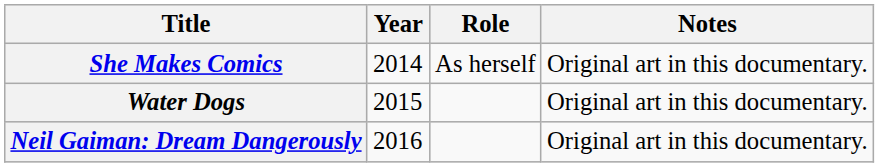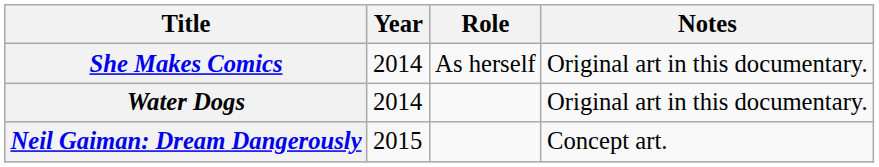(398, 102) 2015 -> (398, 102) 2014
(398, 141) 2016 -> (398, 141) 2015
(707, 141) Original art in this documentary. -> (607, 141) Concept art.
